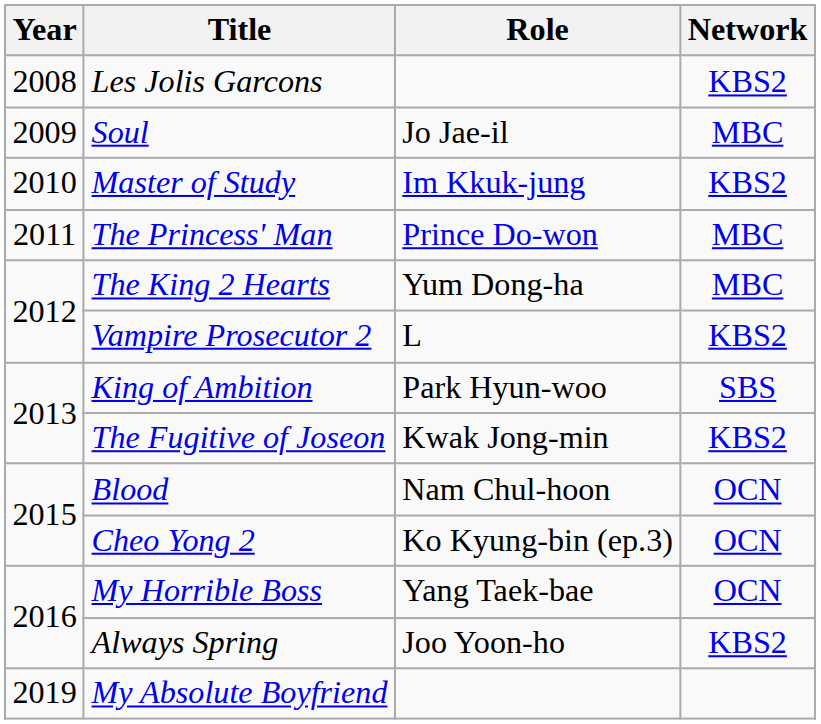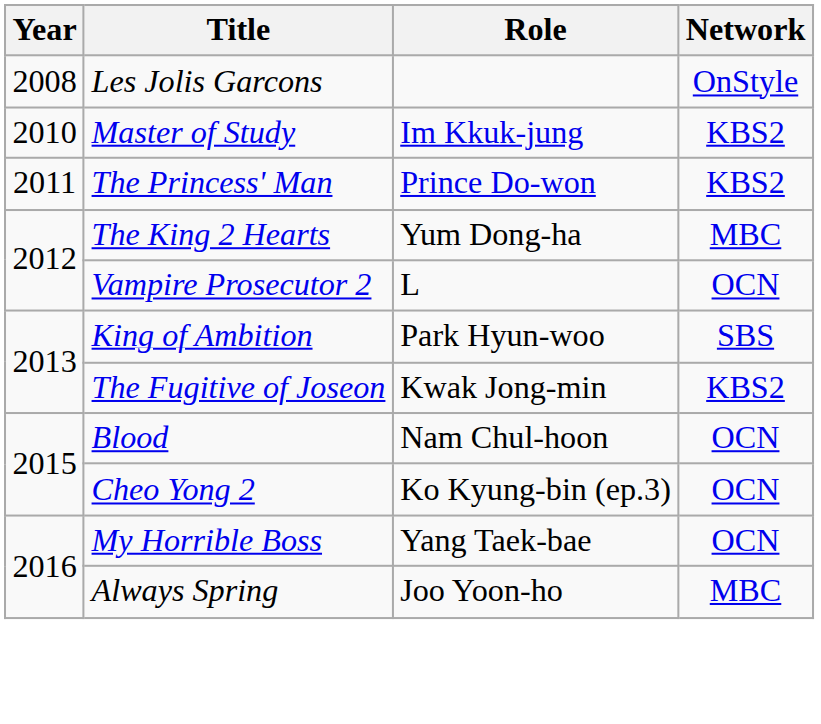(748, 81) KBS2 -> (746, 81) OnStyle
- row: (120, 132)
(748, 234) MBC -> (746, 183) KBS2
(748, 336) KBS2 -> (746, 285) OCN
(748, 642) KBS2 -> (746, 591) MBC
- row: (240, 693)
